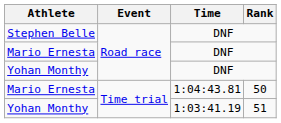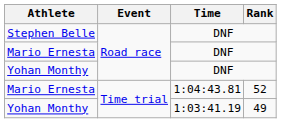(260, 89) 50 -> (260, 89) 52
(260, 108) 51 -> (260, 108) 49
